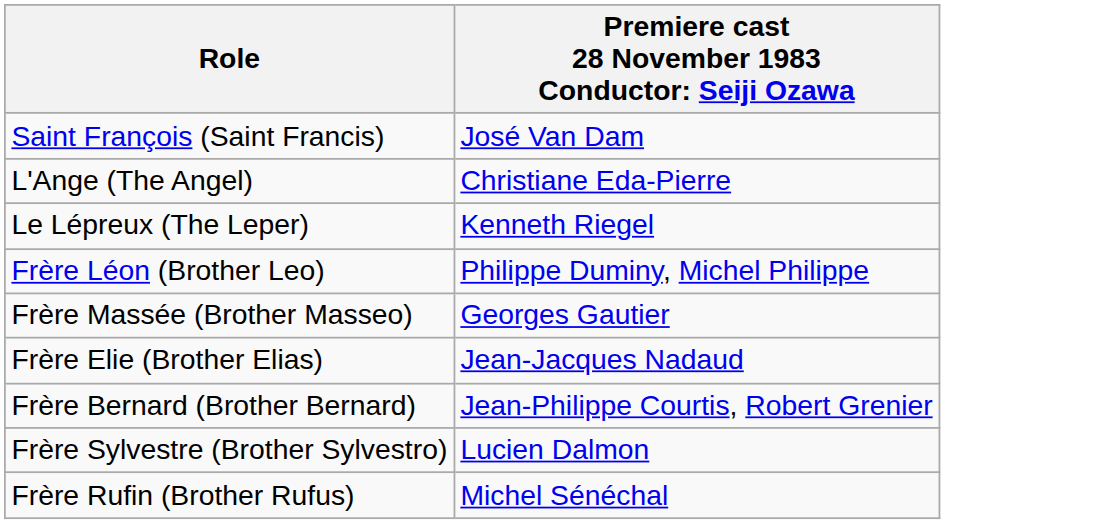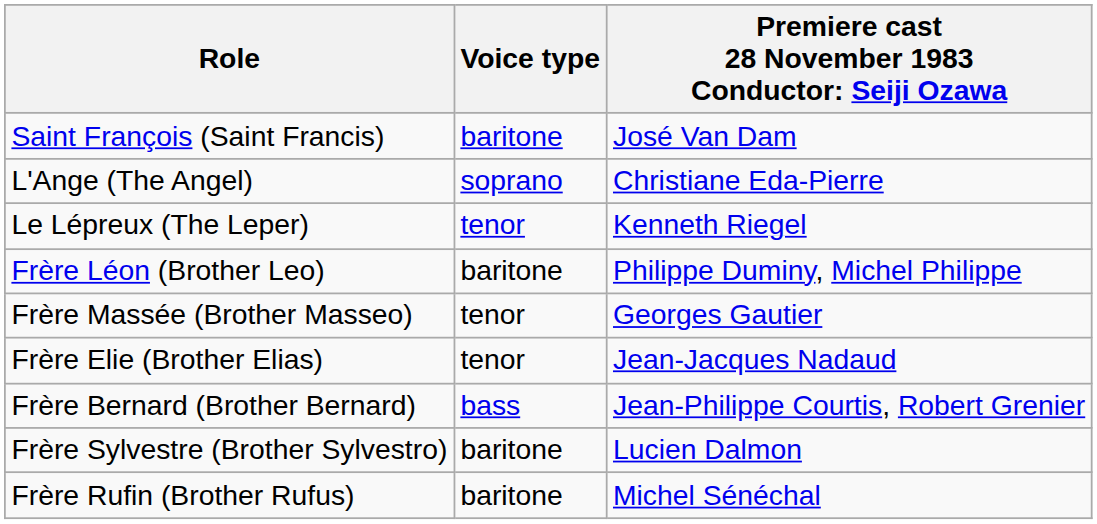+ column: (530, 58)
